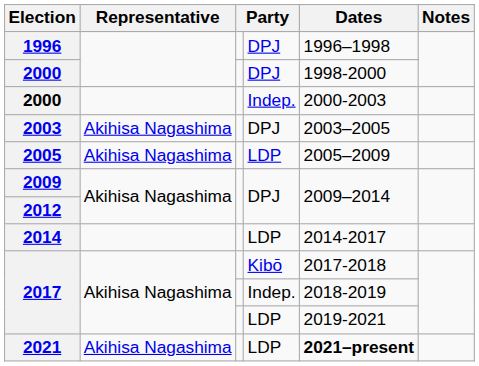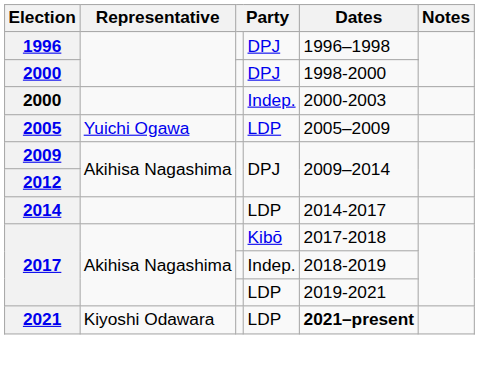- row: (42, 127)
(158, 155) Akihisa Nagashima -> (137, 127) Yuichi Ogawa
(158, 347) Akihisa Nagashima -> (149, 319) Kiyoshi Odawara
